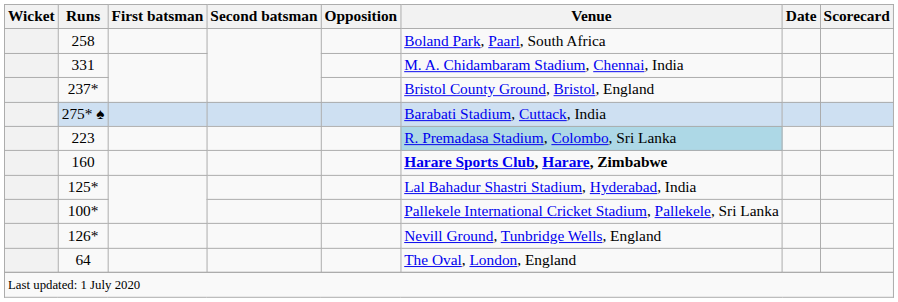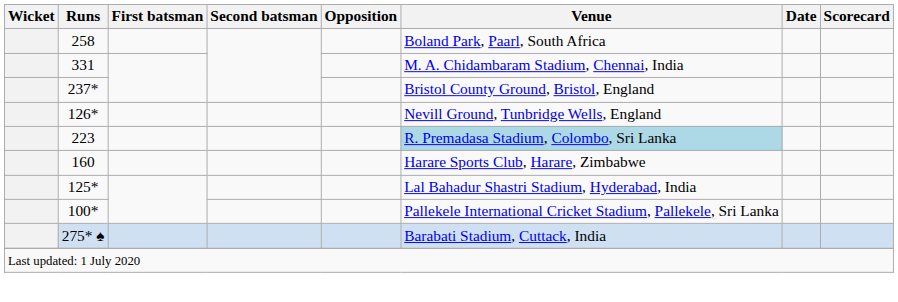rows swapped: (83, 114) <-> (83, 235)
(536, 162) bold -> (525, 162) normal
- row: (83, 260)
